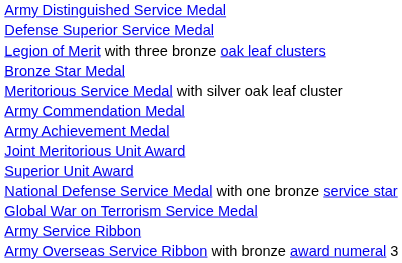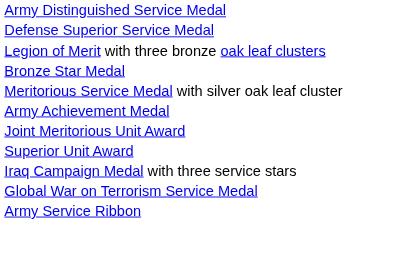- row: (95, 111)
- row: (201, 191)
+ row: (150, 171)
- row: (201, 251)
